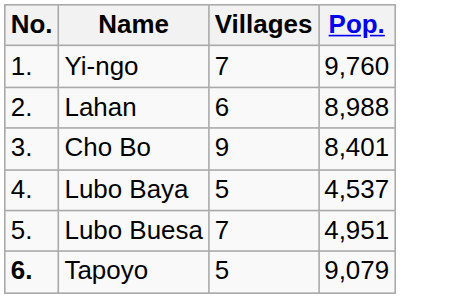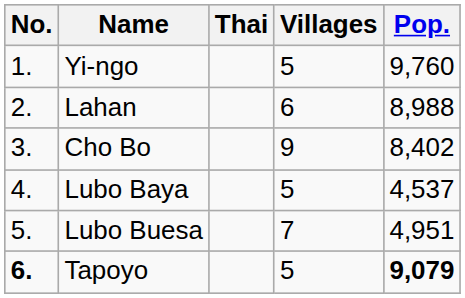+ column: (241, 25)
(222, 66) 7 -> (287, 66) 5
(357, 148) 8,401 -> (422, 148) 8,402
(357, 271) normal -> (422, 271) bold
